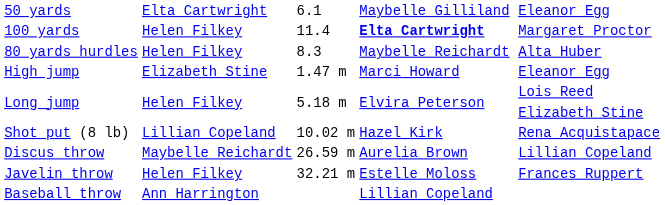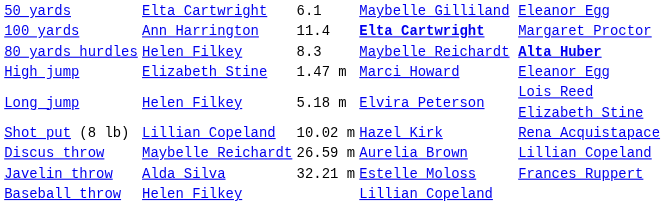(192, 32) Helen Filkey -> (200, 32) Ann Harrington
(560, 52) normal -> (560, 52) bold
(192, 174) Helen Filkey -> (184, 174) Alda Silva
(200, 194) Ann Harrington -> (192, 194) Helen Filkey
